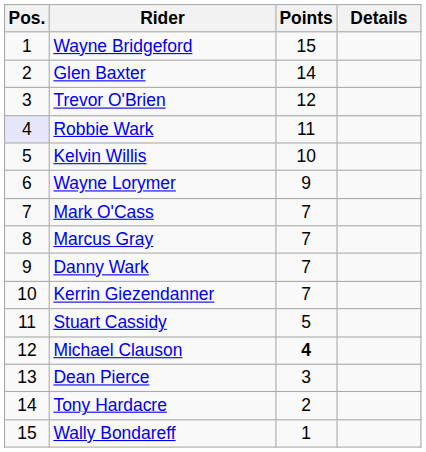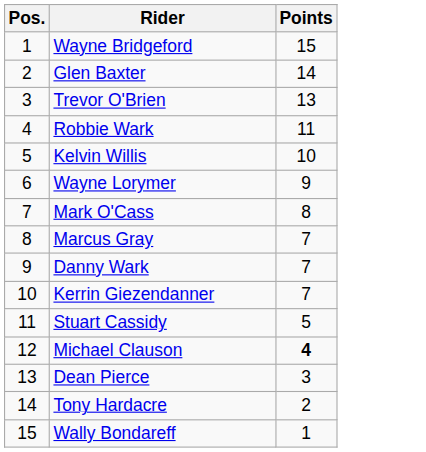- column: (379, 18)
(306, 101) 12 -> (306, 101) 13
(27, 128) lavender background -> (27, 128) no background
(306, 211) 7 -> (306, 211) 8
